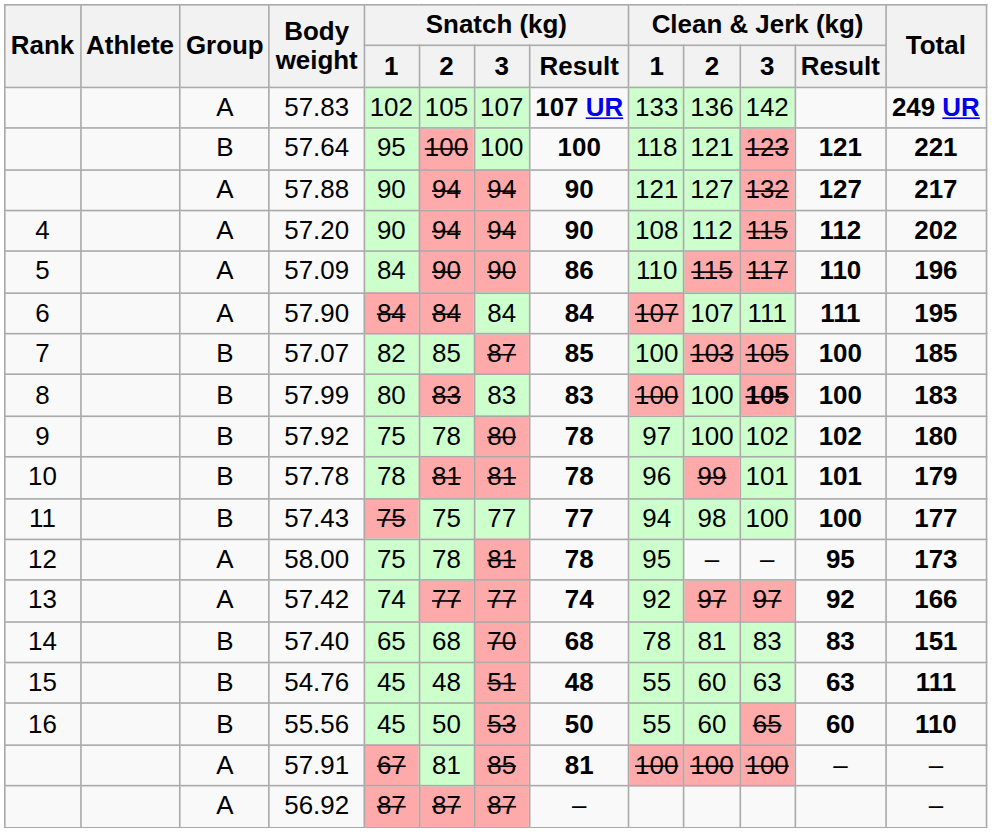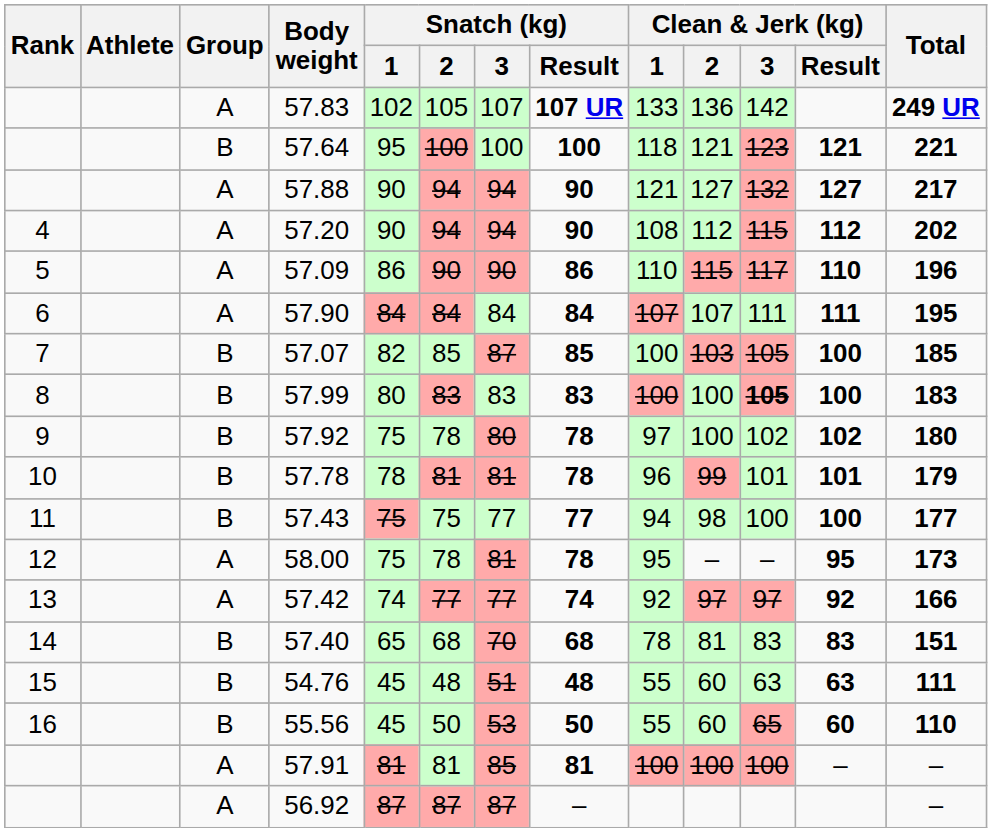(391, 271) 84 -> (391, 271) 86
(391, 764) 67 -> (391, 764) 81
